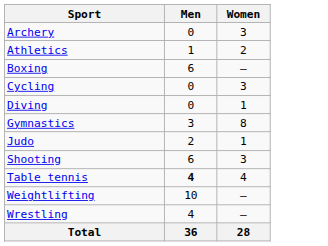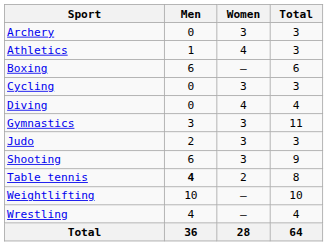+ column: (296, 14)
(243, 50) 2 -> (243, 50) 4
(243, 105) 1 -> (243, 105) 4
(243, 123) 8 -> (243, 123) 3
(243, 141) 1 -> (243, 141) 3
(243, 178) 4 -> (243, 178) 2
